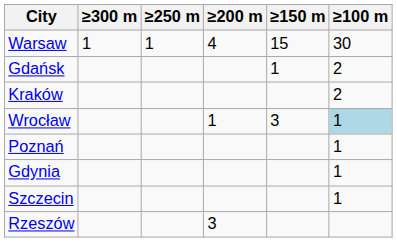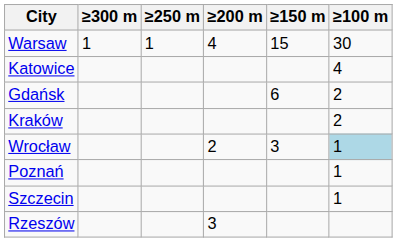+ row: (41, 69)
(275, 69) 1 -> (275, 95) 6
(212, 120) 1 -> (212, 146) 2
- row: (34, 172)
